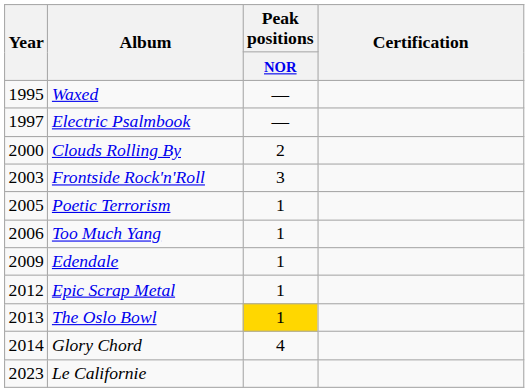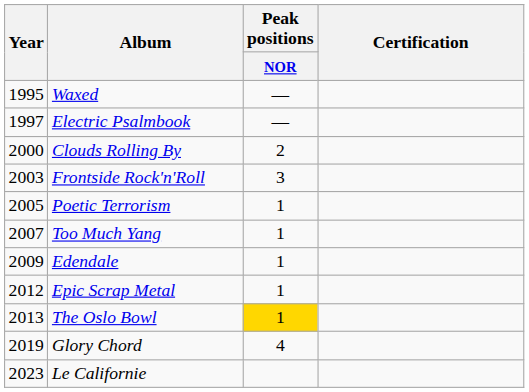(26, 233) 2006 -> (26, 233) 2007
(26, 345) 2014 -> (26, 345) 2019
